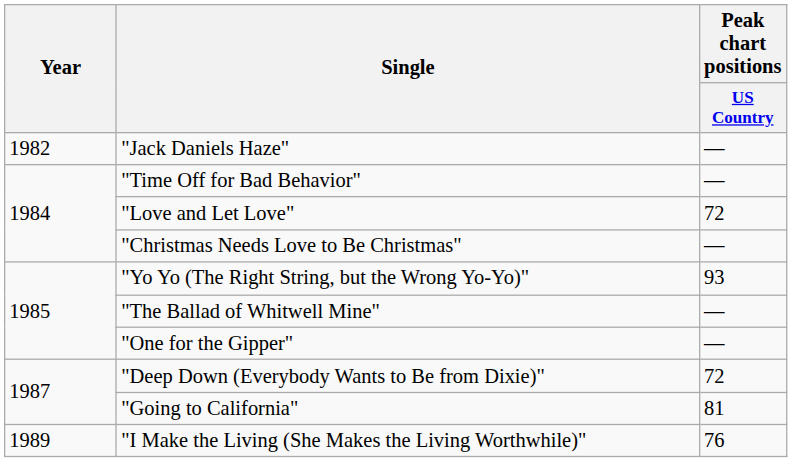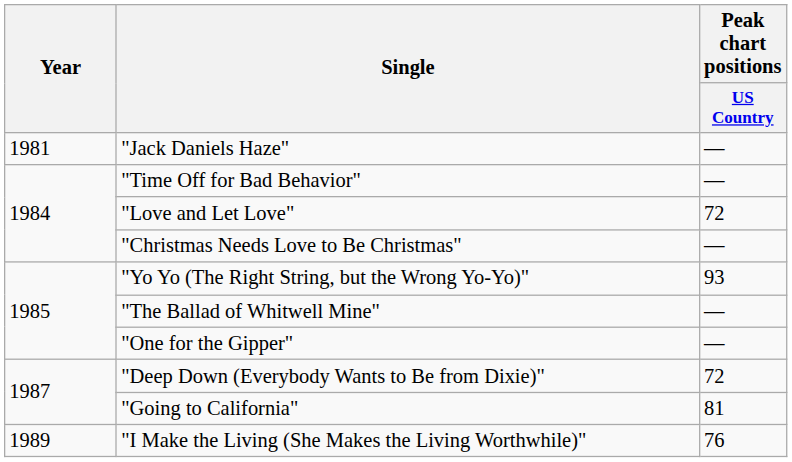(30, 148) 1982 -> (30, 148) 1981
